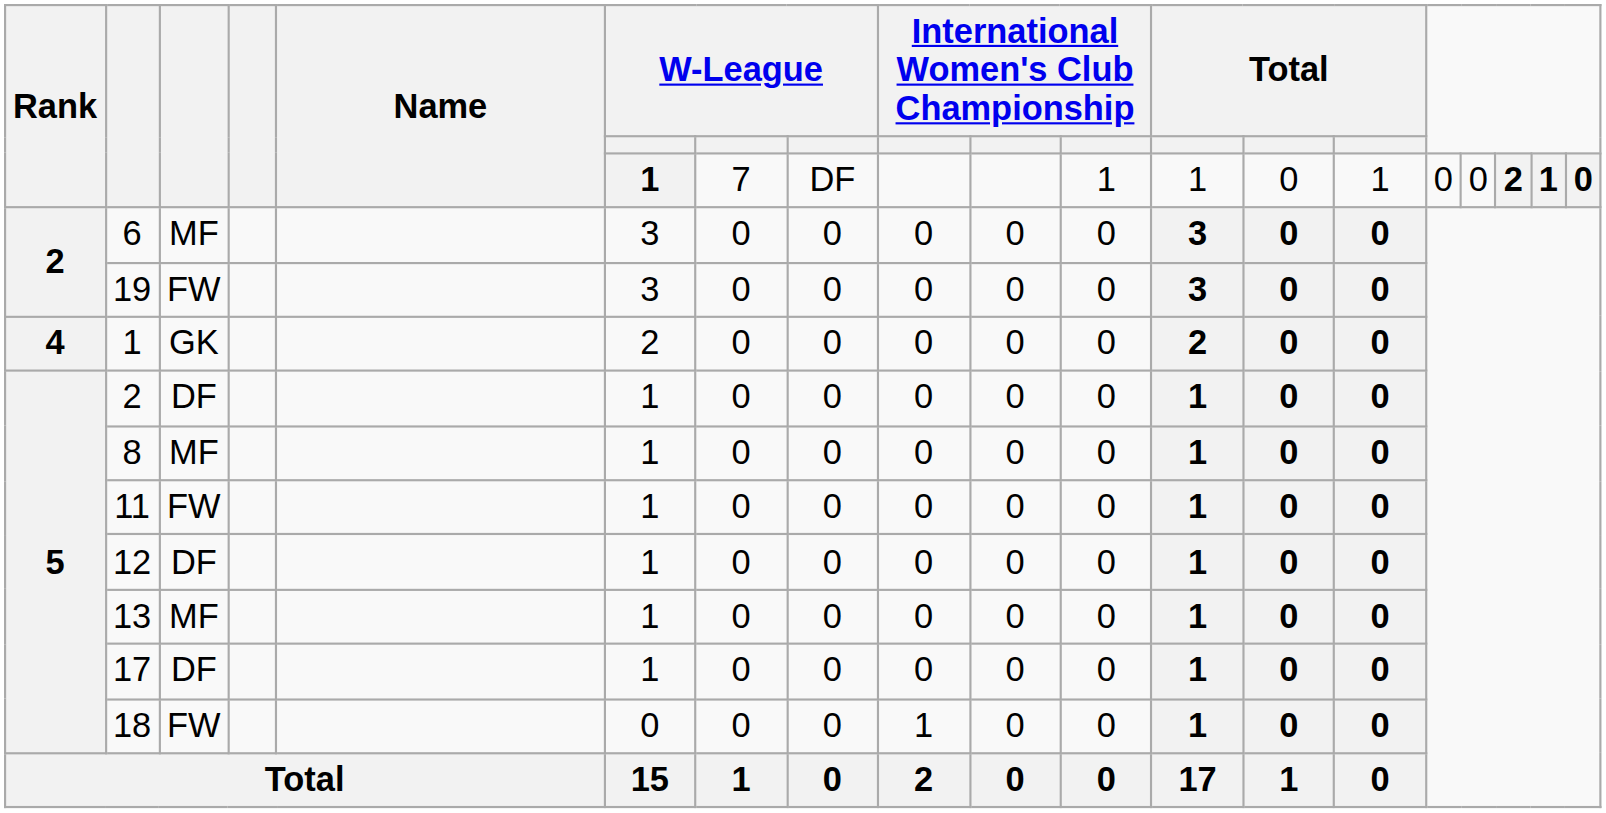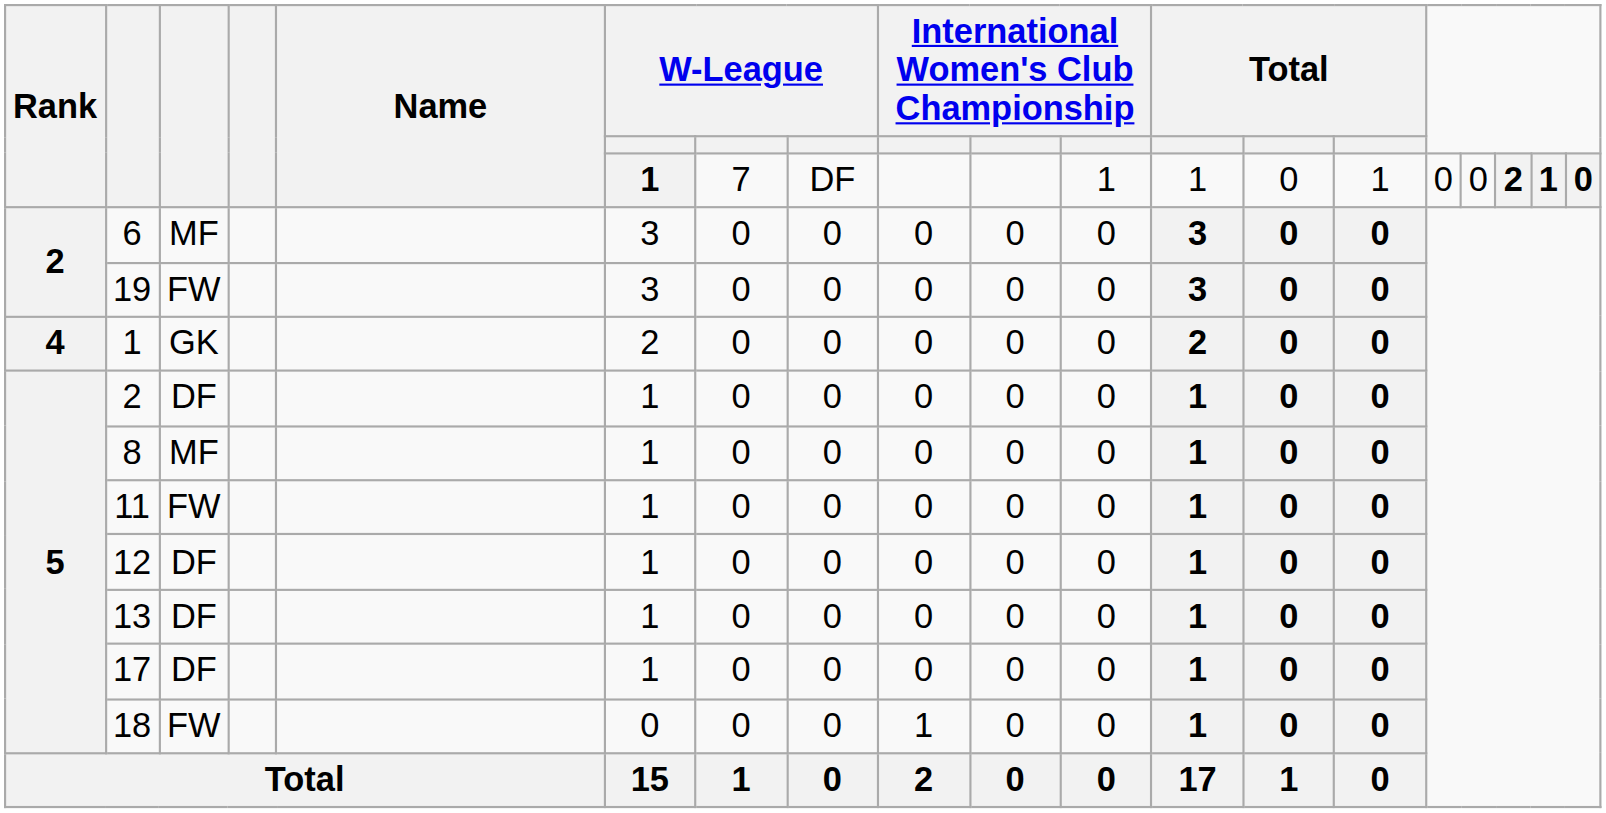(194, 616) MF -> (194, 616) DF
